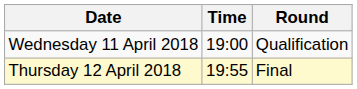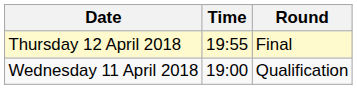rows swapped: (103, 44) <-> (95, 71)
